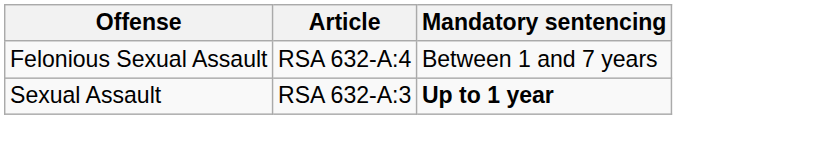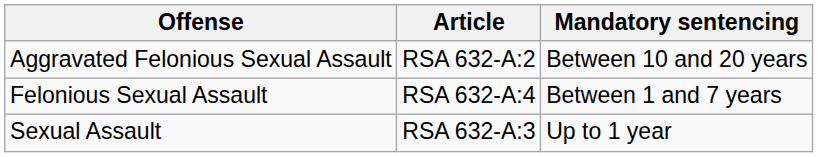+ row: (201, 59)
(488, 95) bold -> (609, 132) normal
